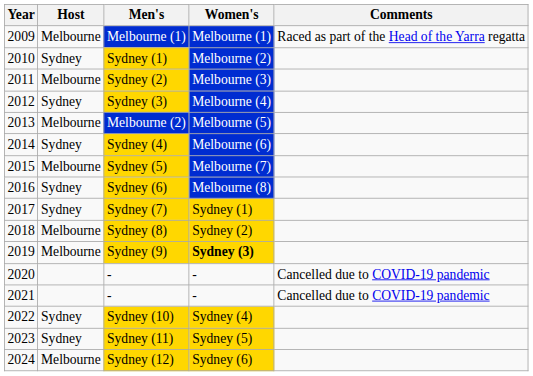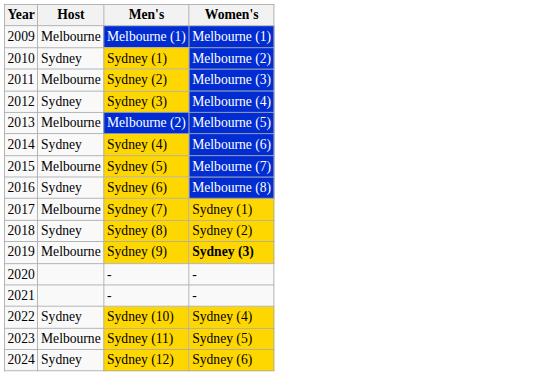- column: (401, 15)
(61, 209) Sydney -> (71, 209) Melbourne
(71, 230) Melbourne -> (61, 230) Sydney
(61, 338) Sydney -> (71, 338) Melbourne
(71, 360) Melbourne -> (61, 360) Sydney
